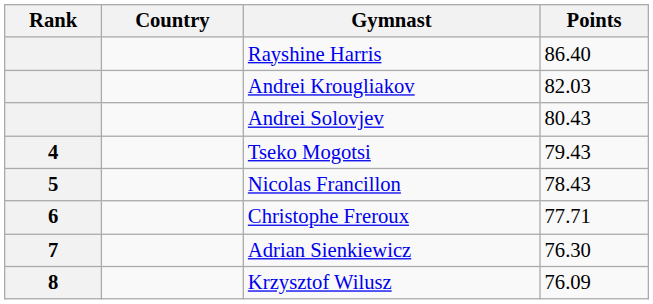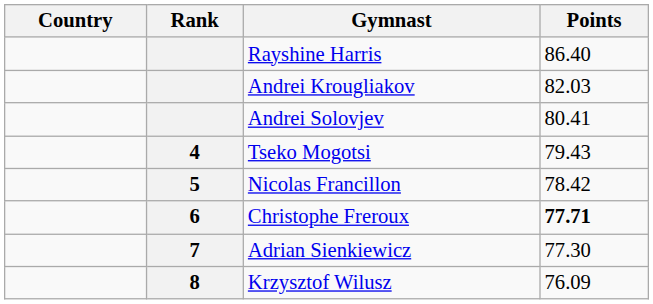columns swapped: (53, 20) <-> (172, 20)
(568, 119) 80.43 -> (568, 119) 80.41
(568, 184) 78.43 -> (568, 184) 78.42
(568, 217) normal -> (568, 217) bold
(568, 250) 76.30 -> (568, 250) 77.30
